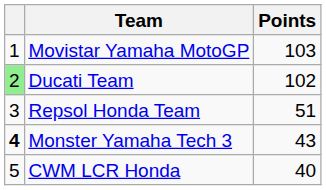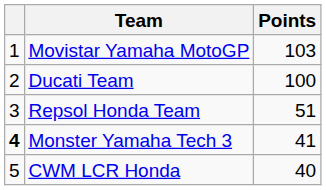(14, 80) lightgreen background -> (14, 80) no background
(300, 80) 102 -> (300, 80) 100
(306, 140) 43 -> (306, 140) 41
